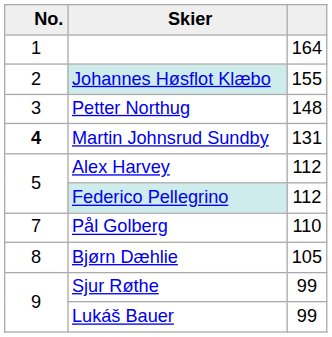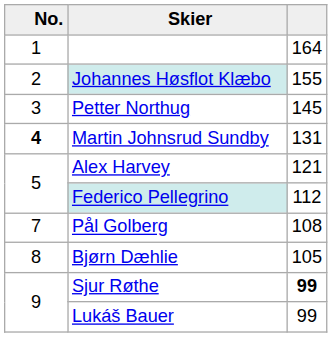(307, 108) 148 -> (307, 108) 145
(307, 167) 112 -> (307, 167) 121
(307, 227) 110 -> (307, 227) 108
(307, 286) normal -> (307, 286) bold
